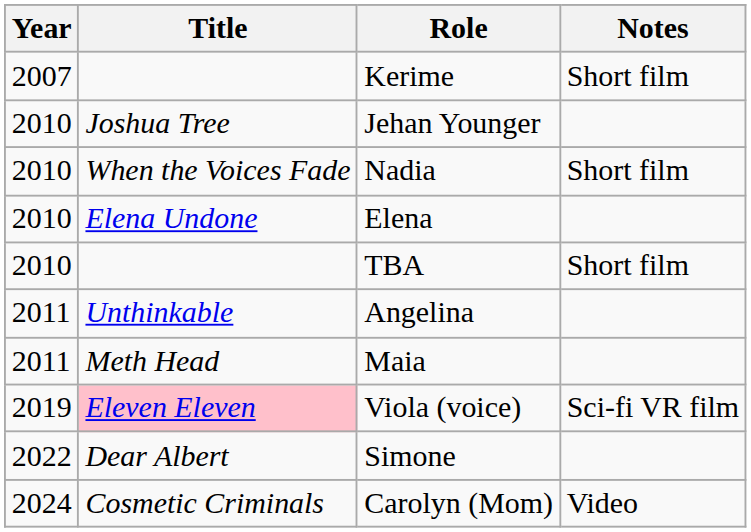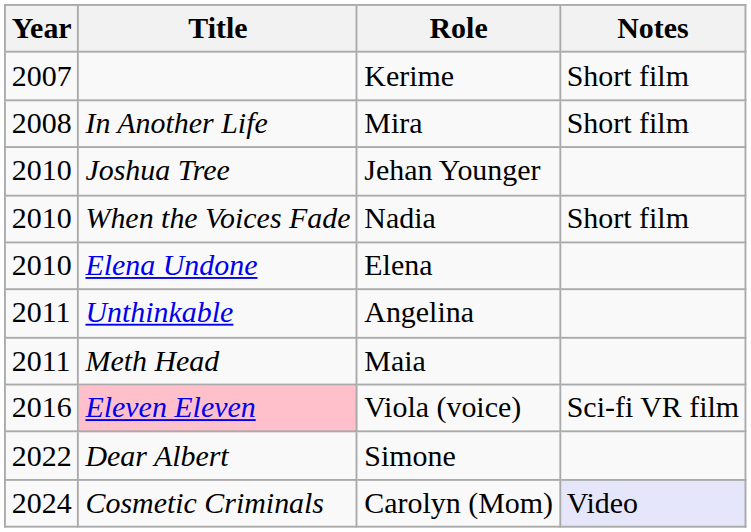+ row: (393, 123)
- row: (394, 265)
(42, 407) 2019 -> (42, 407) 2016
(602, 502) no background -> (602, 502) lavender background
